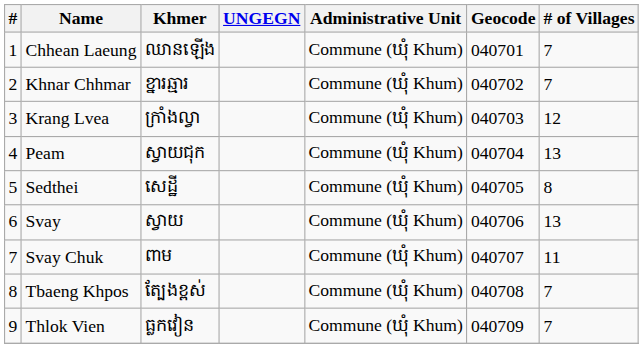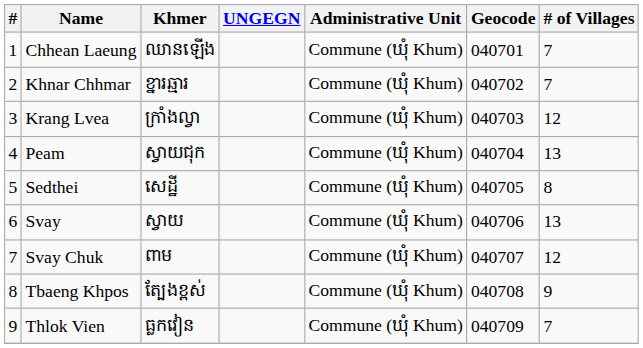(552, 256) 11 -> (552, 256) 12
(548, 291) 7 -> (548, 291) 9
